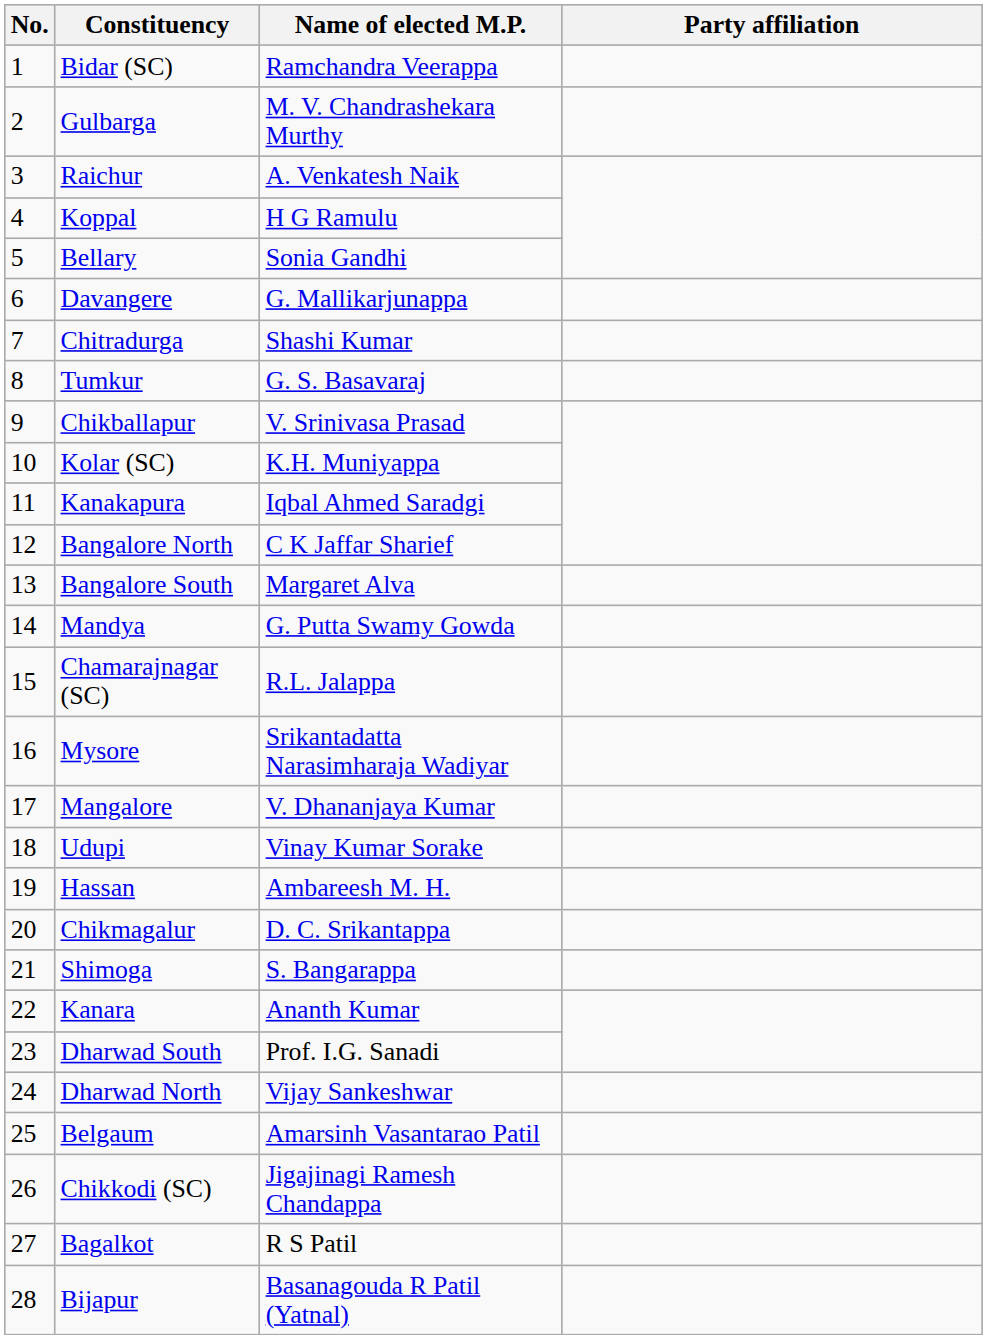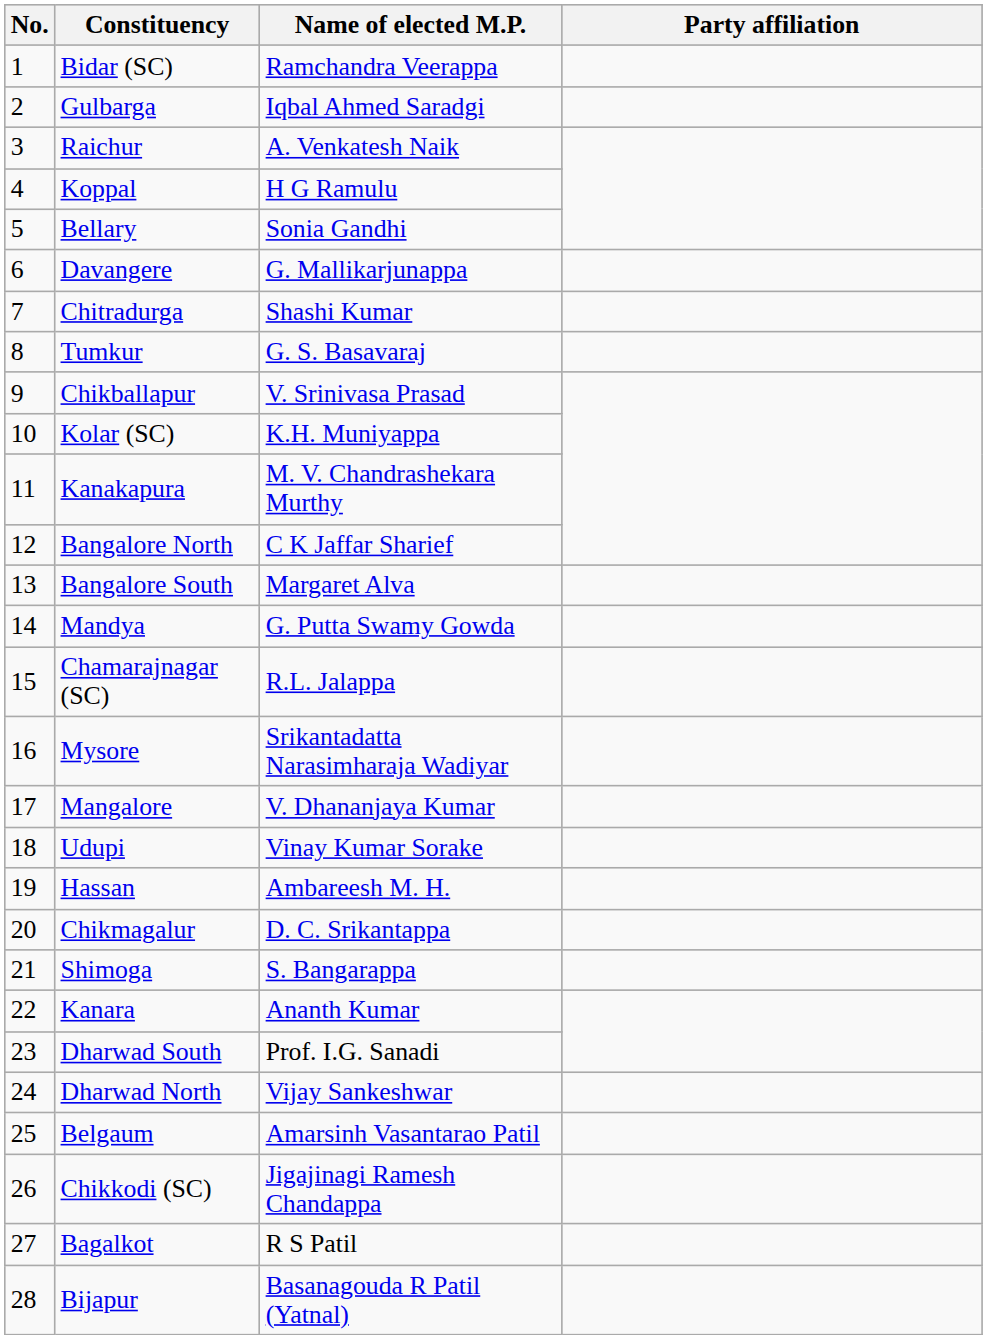(380, 121) M. V. Chandrashekara Murthy -> (375, 106) Iqbal Ahmed Saradgi
(375, 503) Iqbal Ahmed Saradgi -> (380, 488) M. V. Chandrashekara Murthy
